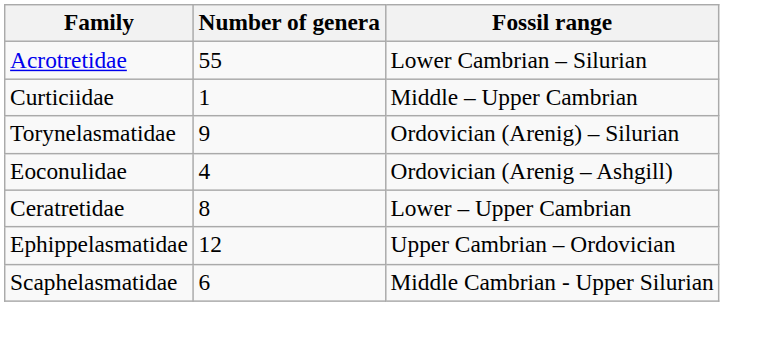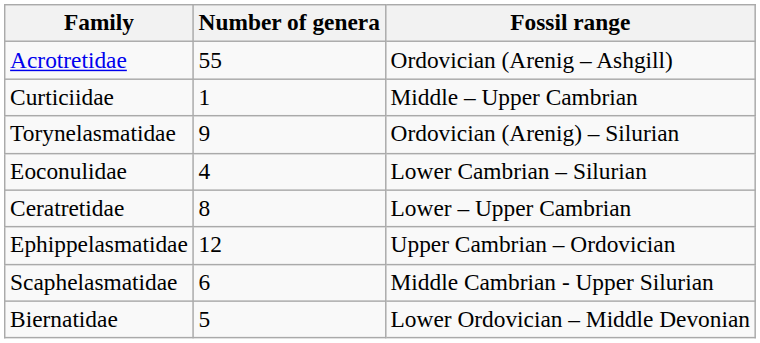(519, 60) Lower Cambrian – Silurian -> (532, 60) Ordovician (Arenig – Ashgill)
(532, 171) Ordovician (Arenig – Ashgill) -> (519, 171) Lower Cambrian – Silurian
+ row: (64, 319)
